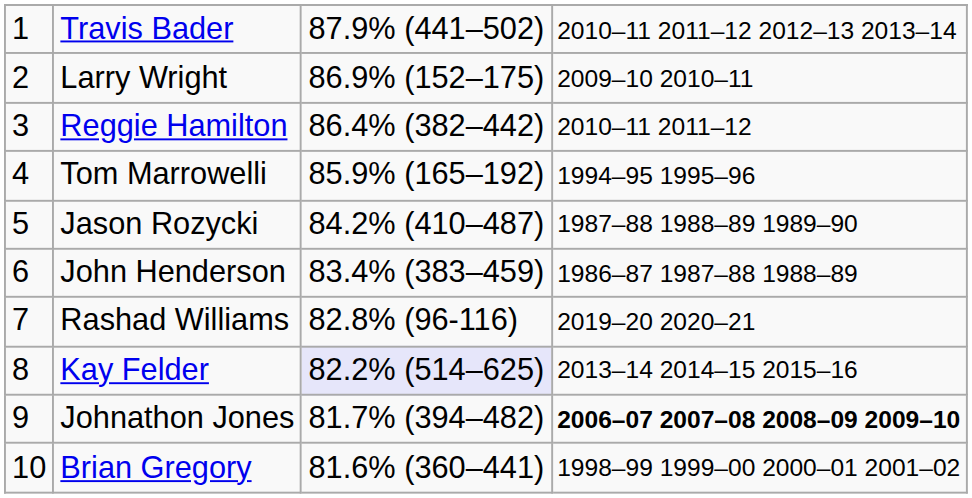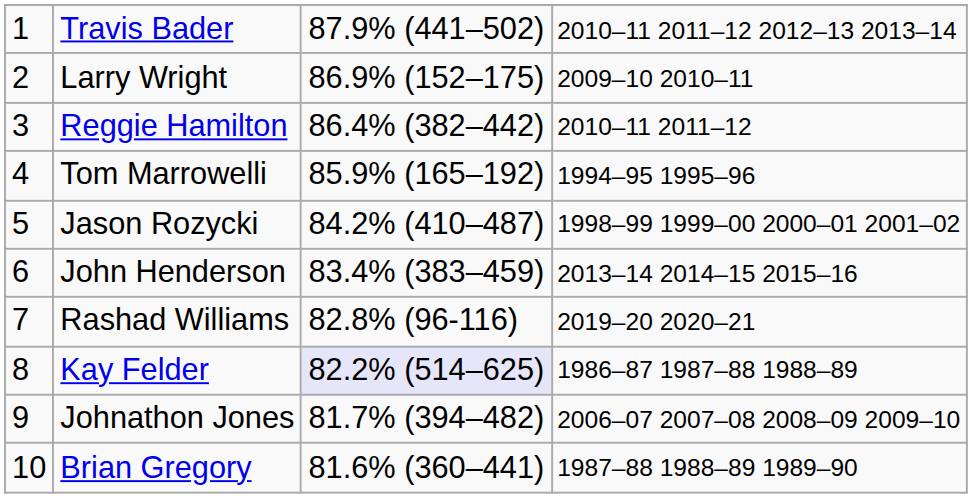(707, 224) 1987–88 1988–89 1989–90 -> (759, 224) 1998–99 1999–00 2000–01 2001–02
(707, 273) 1986–87 1987–88 1988–89 -> (707, 273) 2013–14 2014–15 2015–16
(707, 370) 2013–14 2014–15 2015–16 -> (707, 370) 1986–87 1987–88 1988–89
(759, 419) bold -> (759, 419) normal
(759, 468) 1998–99 1999–00 2000–01 2001–02 -> (707, 468) 1987–88 1988–89 1989–90
